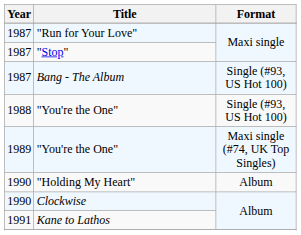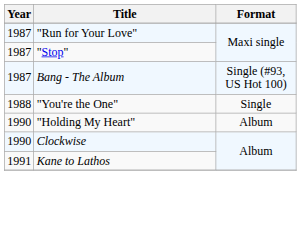(256, 110) Single (#93, US Hot 100) -> (256, 103) Single
- row: (19, 149)
